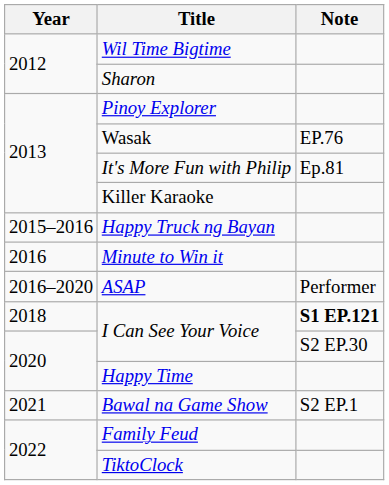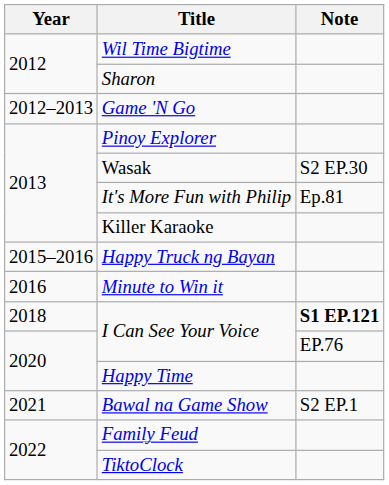+ row: (51, 108)
(321, 138) EP.76 -> (334, 167) S2 EP.30
- row: (51, 286)
(334, 345) S2 EP.30 -> (321, 345) EP.76
